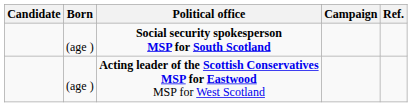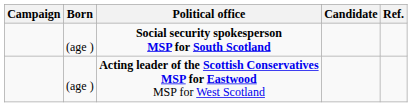columns swapped: (34, 14) <-> (351, 14)
